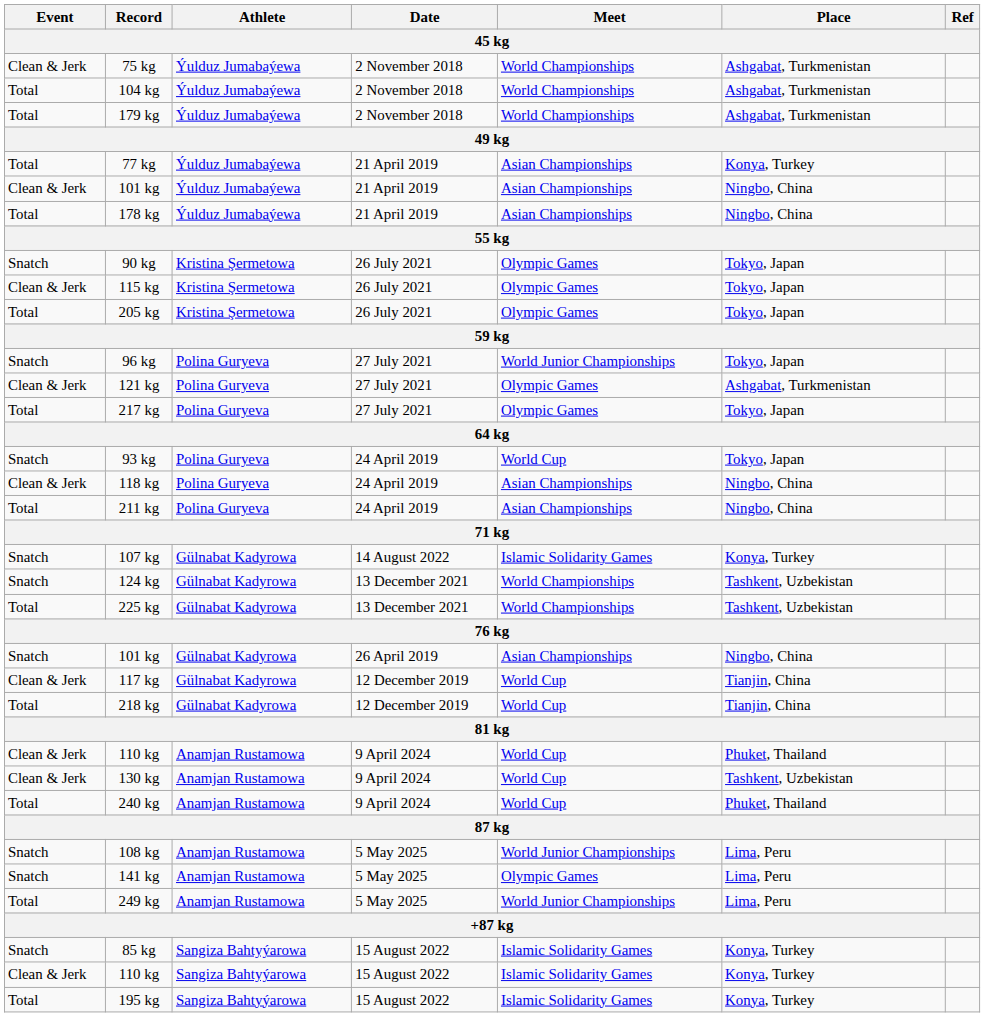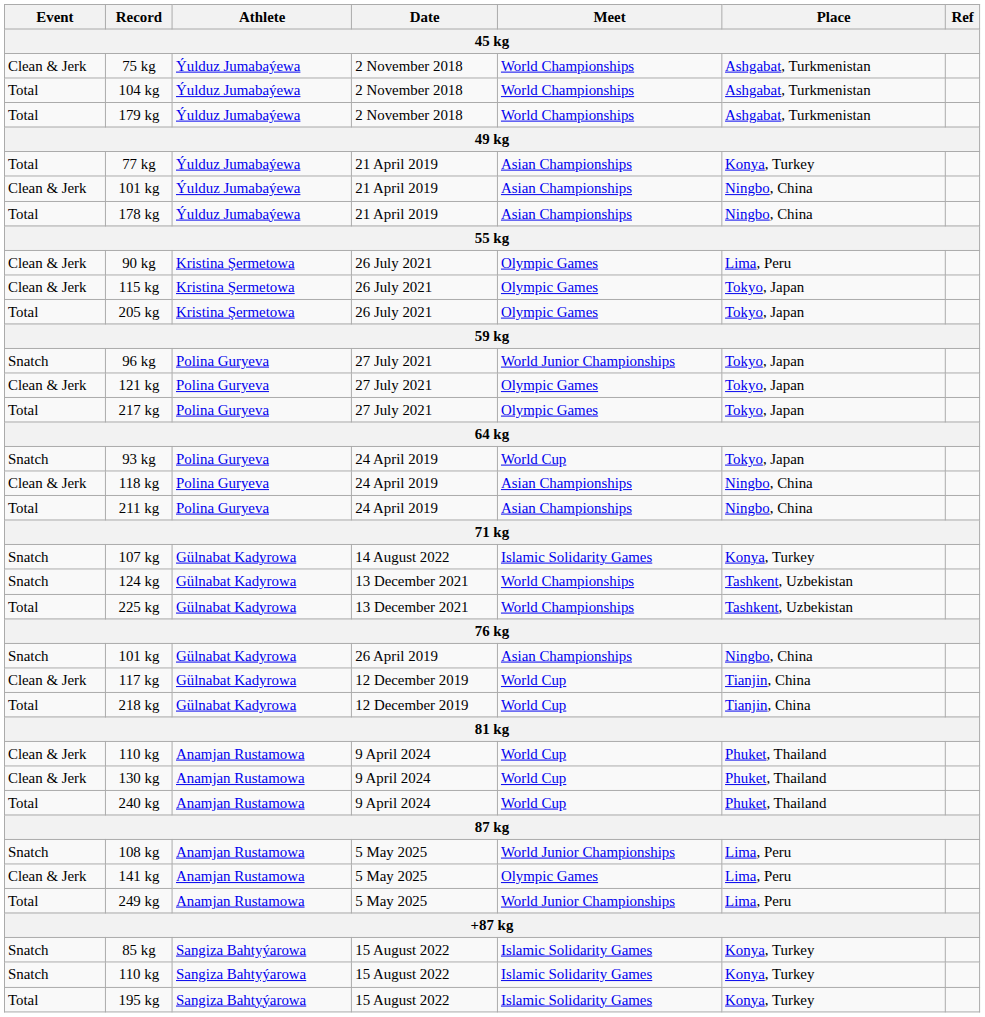(28, 262) Snatch -> (47, 262) Clean & Jerk
(765, 262) Tokyo, Japan -> (758, 262) Lima, Peru
(798, 385) Ashgabat, Turkmenistan -> (765, 385) Tokyo, Japan
(789, 778) Tashkent, Uzbekistan -> (776, 778) Phuket, Thailand
(28, 876) Snatch -> (47, 876) Clean & Jerk
(47, 974) Clean & Jerk -> (28, 974) Snatch
